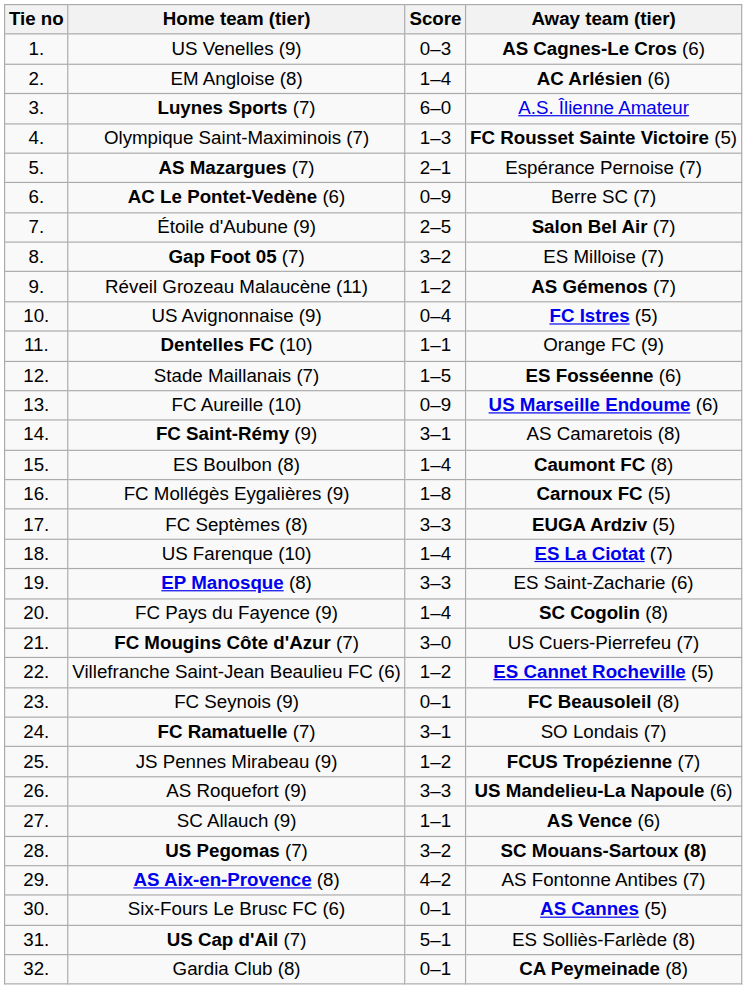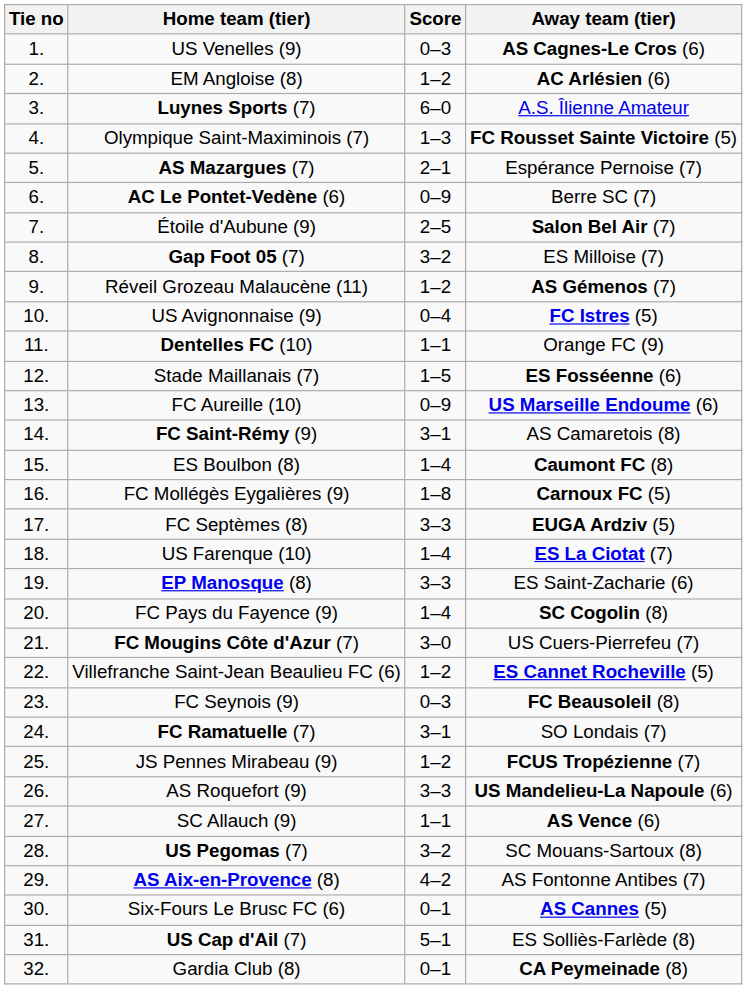(435, 78) 1–4 -> (435, 78) 1–2
(435, 702) 0–1 -> (435, 702) 0–3
(604, 850) bold -> (604, 850) normal
